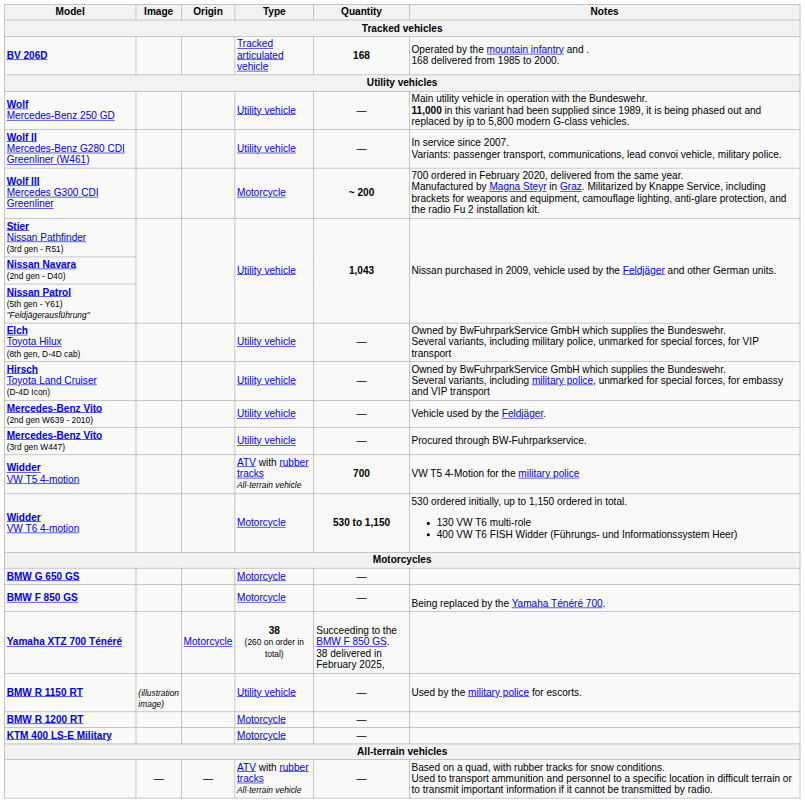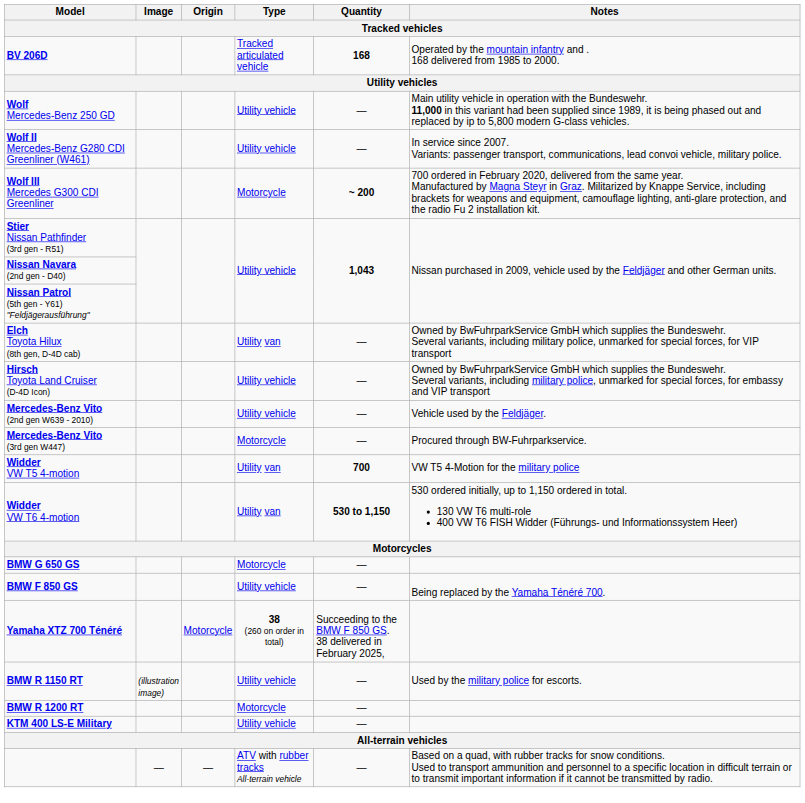(266, 342) Utility vehicle -> (259, 342) Utility van
(266, 441) Utility vehicle -> (261, 441) Motorcycle
(273, 474) ATV with rubber tracks All-terrain vehicle -> (259, 468) Utility van
(261, 523) Motorcycle -> (259, 511) Utility van
(261, 598) Motorcycle -> (266, 586) Utility vehicle
(261, 735) Motorcycle -> (266, 724) Utility vehicle
